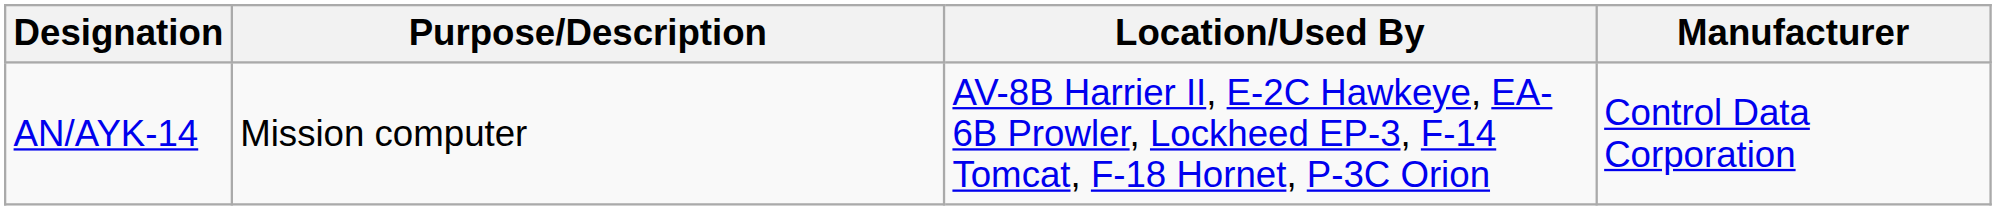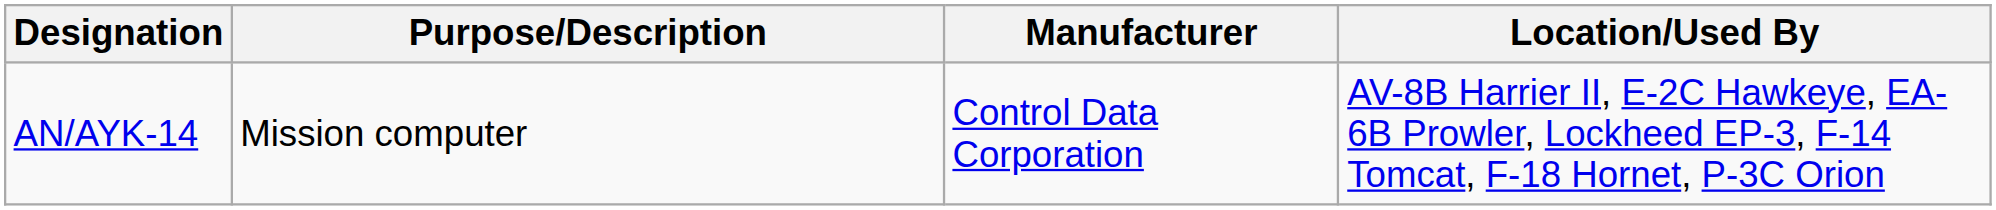columns swapped: (1270, 33) <-> (1793, 33)
